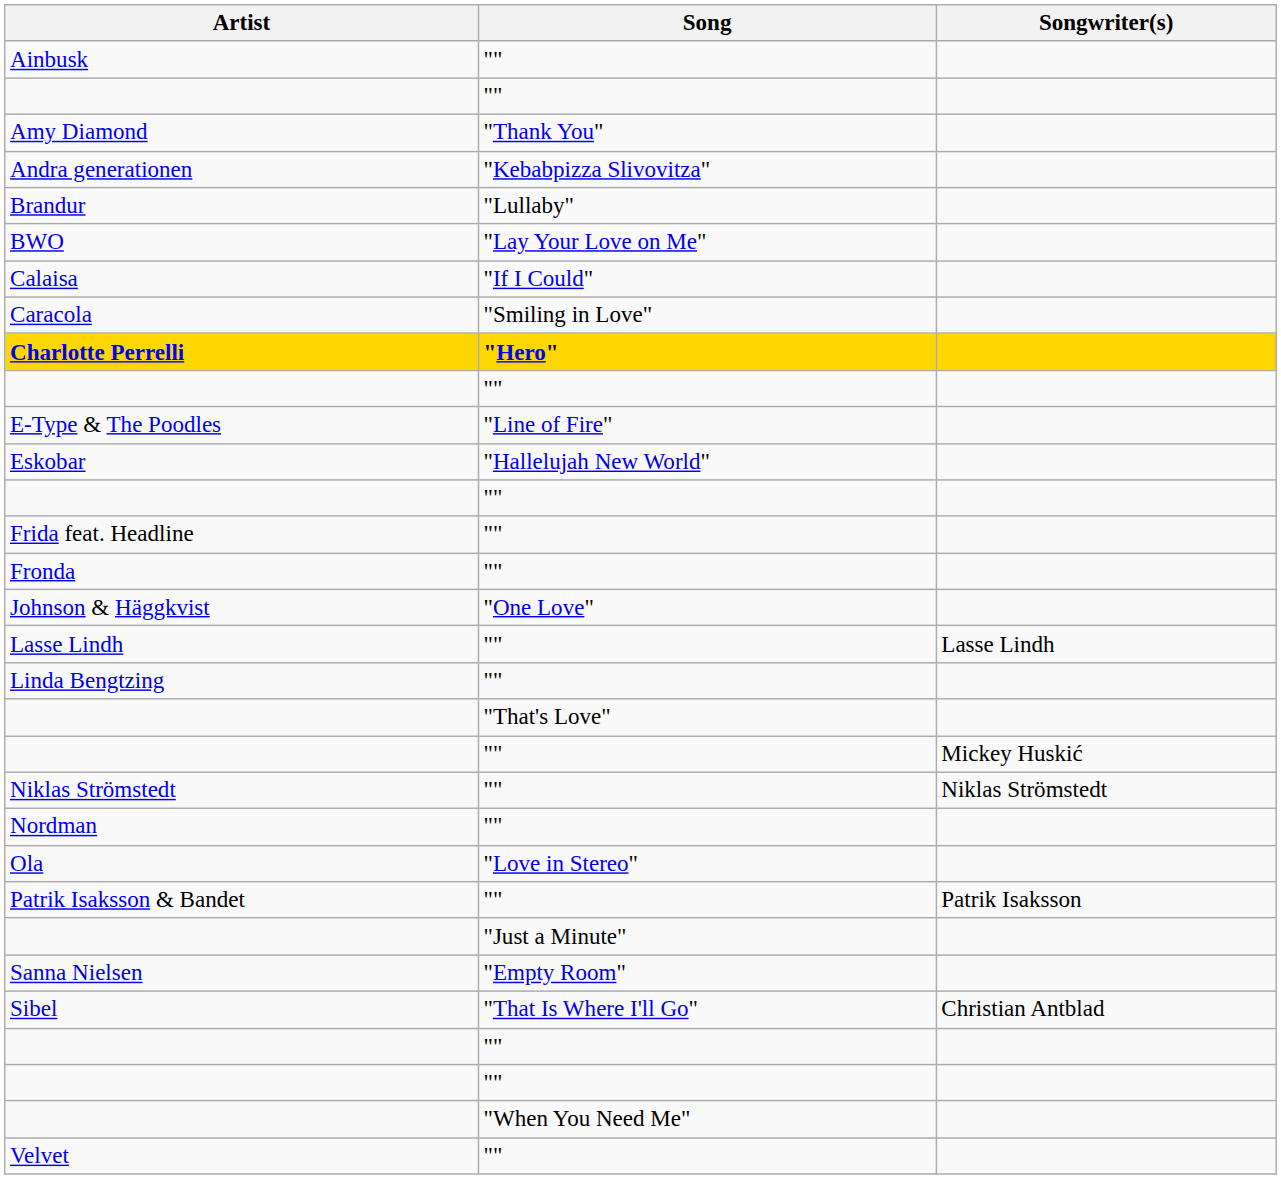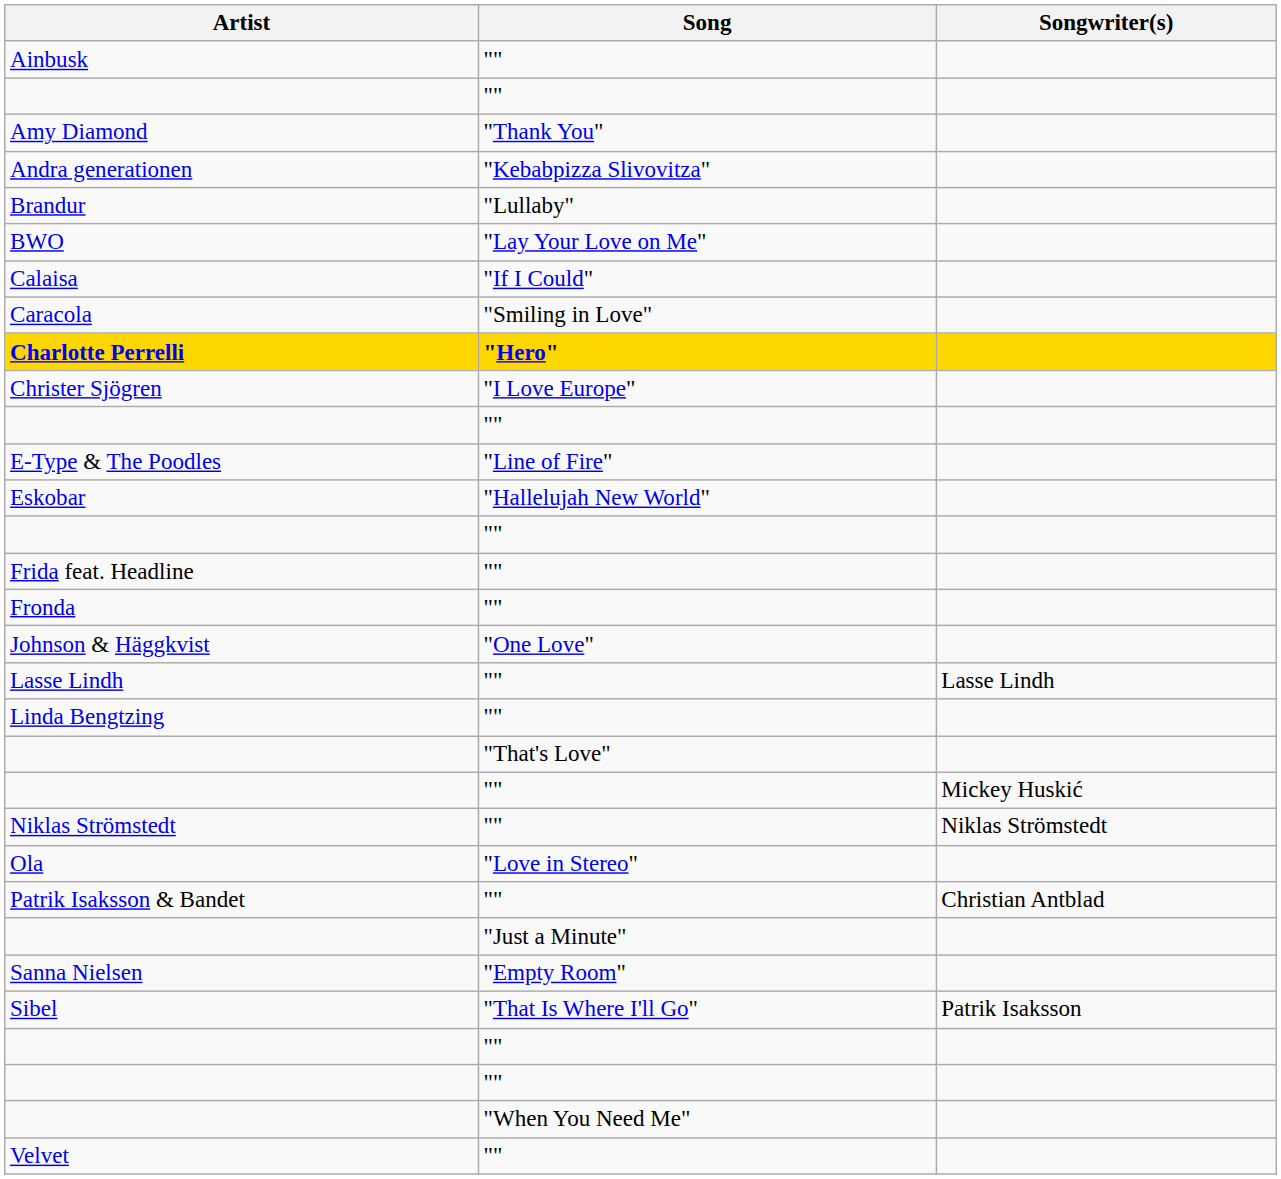+ row: (86, 388)
- row: (54, 826)
(1011, 899) Patrik Isaksson -> (1023, 899) Christian Antblad
(1023, 1009) Christian Antblad -> (1011, 1009) Patrik Isaksson
